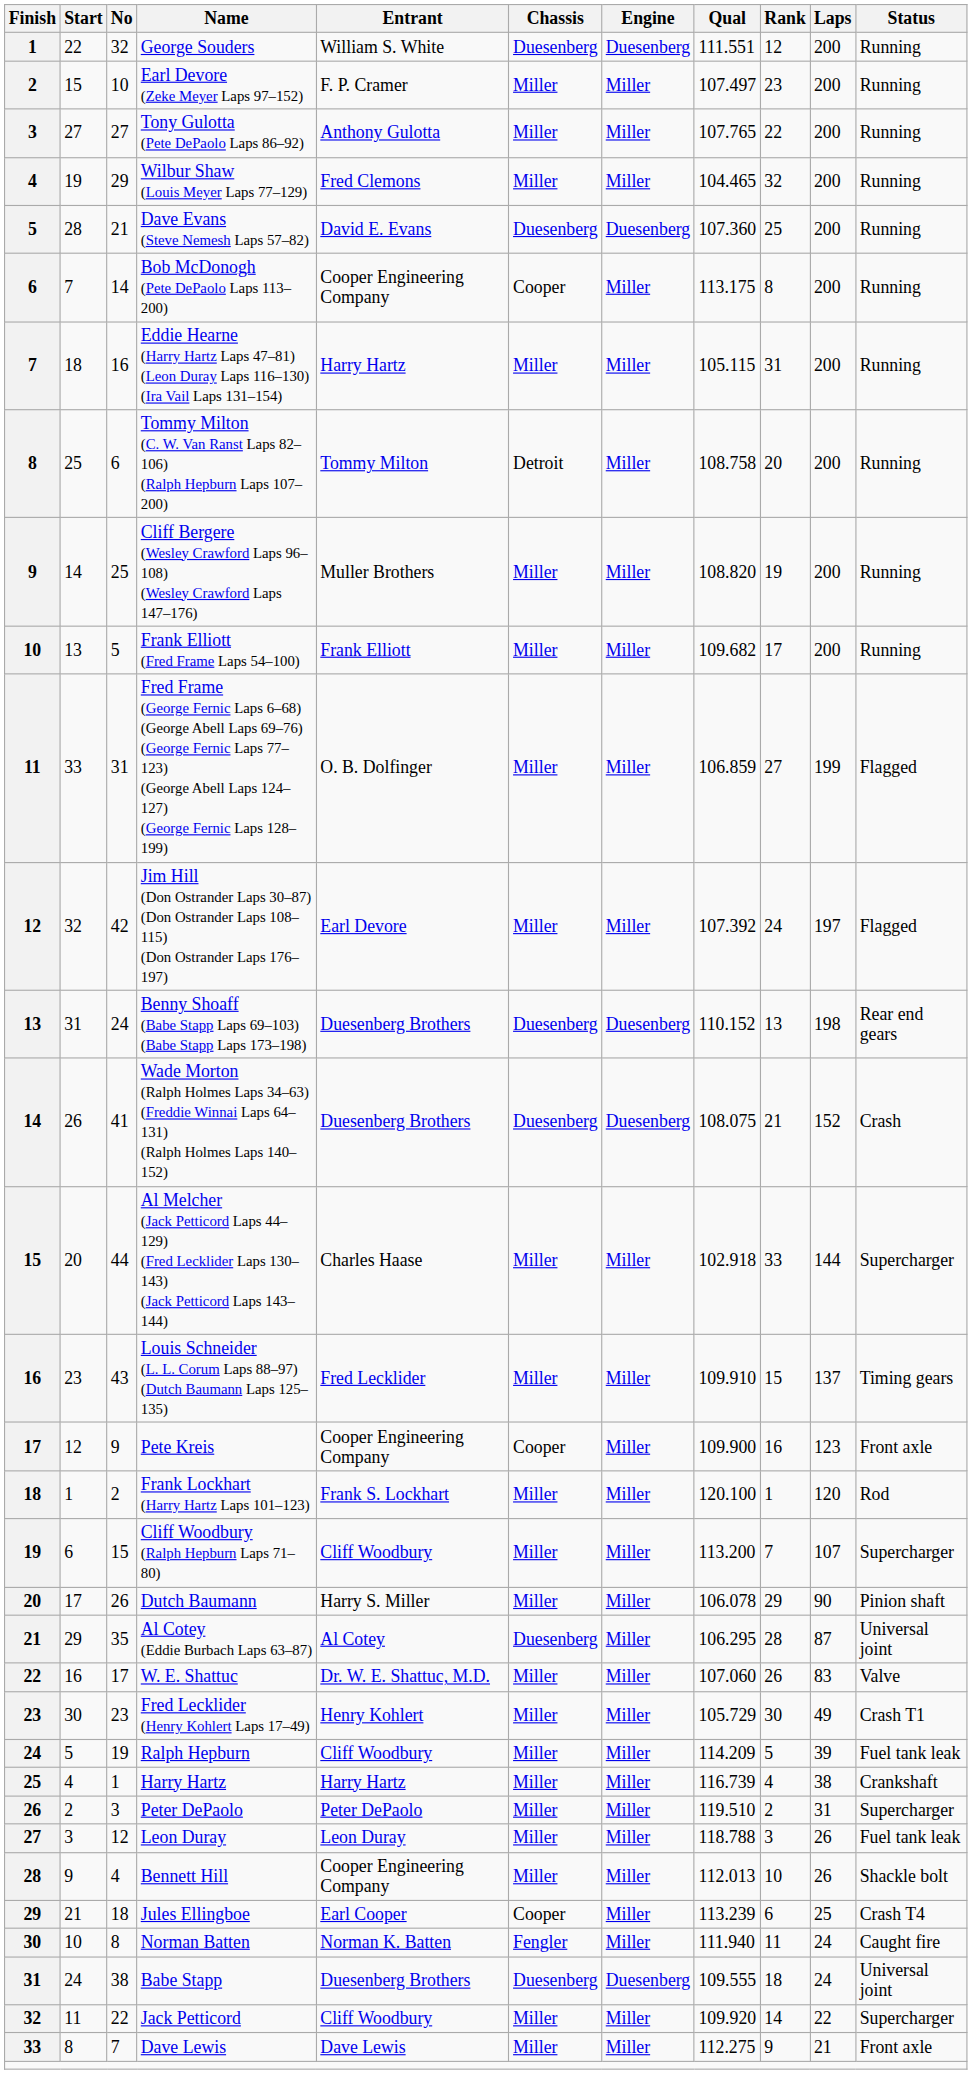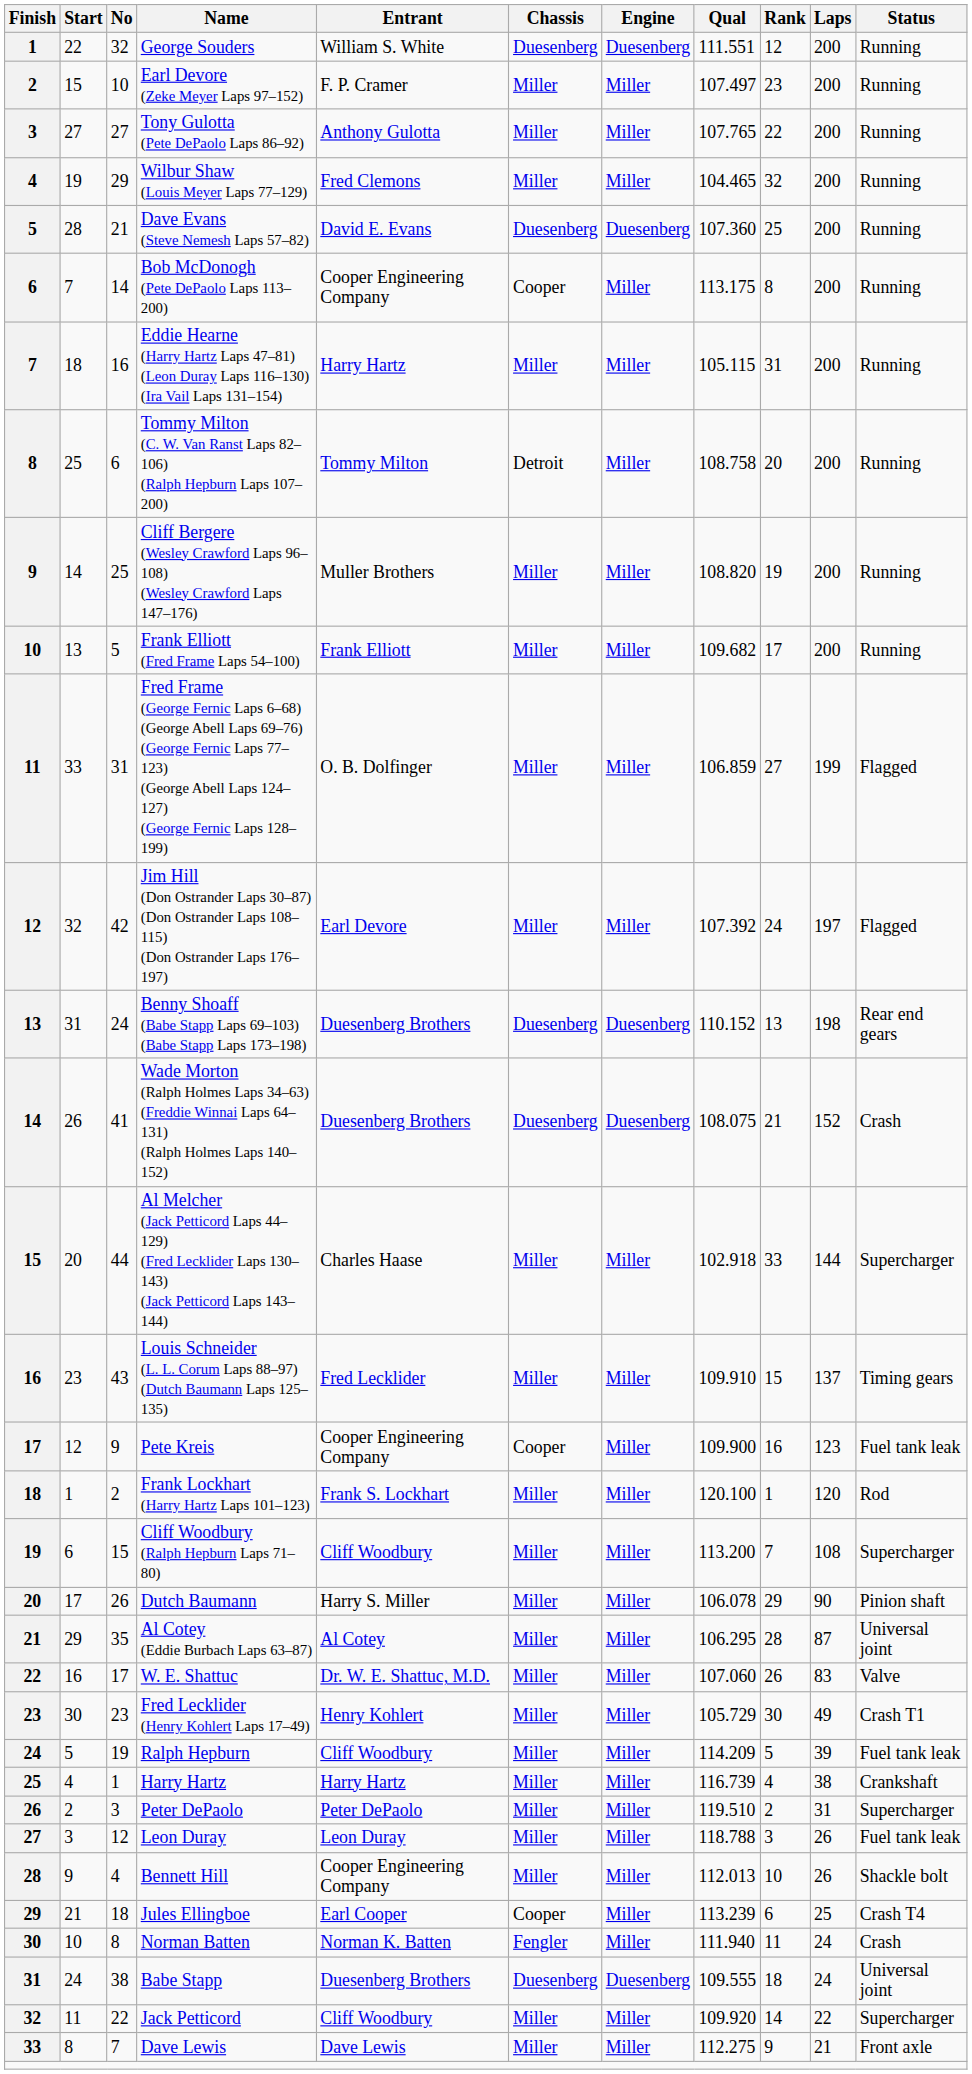(896, 1446) Front axle -> (910, 1446) Fuel tank leak
(827, 1552) 107 -> (827, 1552) 108
(555, 1639) Duesenberg -> (535, 1639) Miller
(900, 1942) Caught fire -> (880, 1942) Crash
